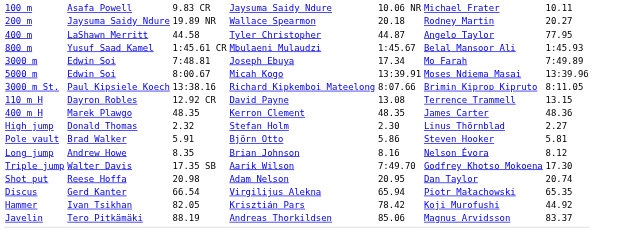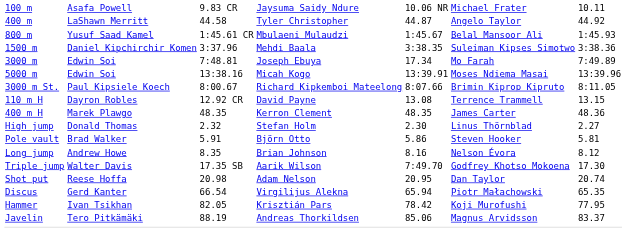- row: (19, 21)
(559, 34) 77.95 -> (591, 21) 44.92
+ row: (21, 48)
(192, 74) 8:00.67 -> (221, 74) 13:38.16
(194, 87) 13:38.16 -> (219, 87) 8:00.67
(559, 205) 44.92 -> (591, 205) 77.95
